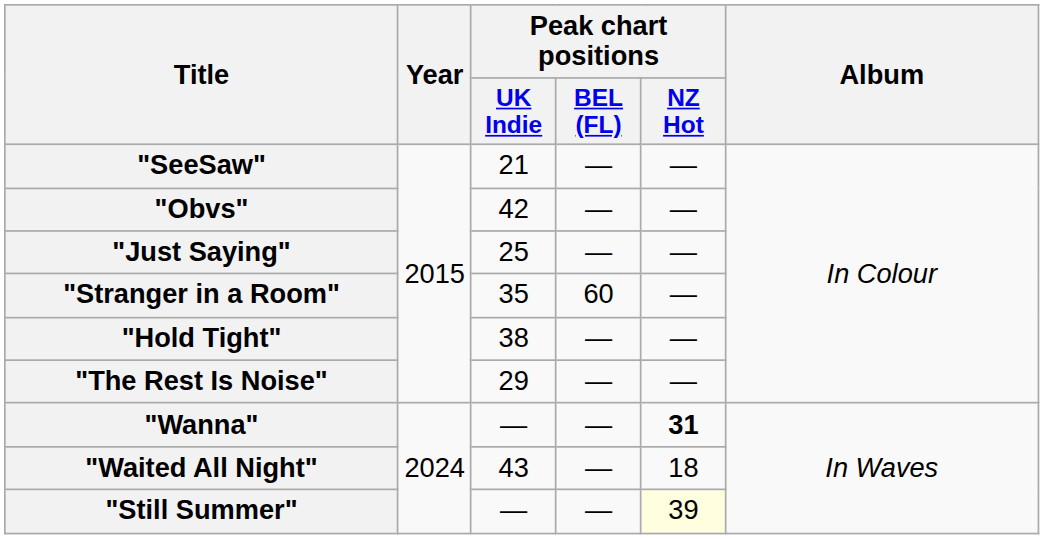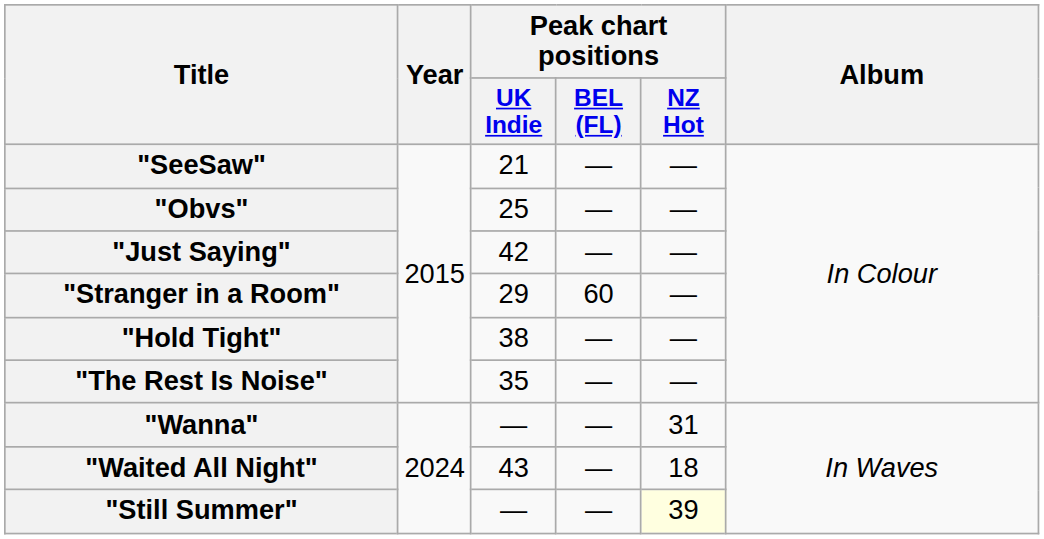(514, 208) 42 -> (514, 208) 25
(514, 251) 25 -> (514, 251) 42
(514, 295) 35 -> (514, 295) 29
(514, 381) 29 -> (514, 381) 35
(683, 424) bold -> (683, 424) normal
